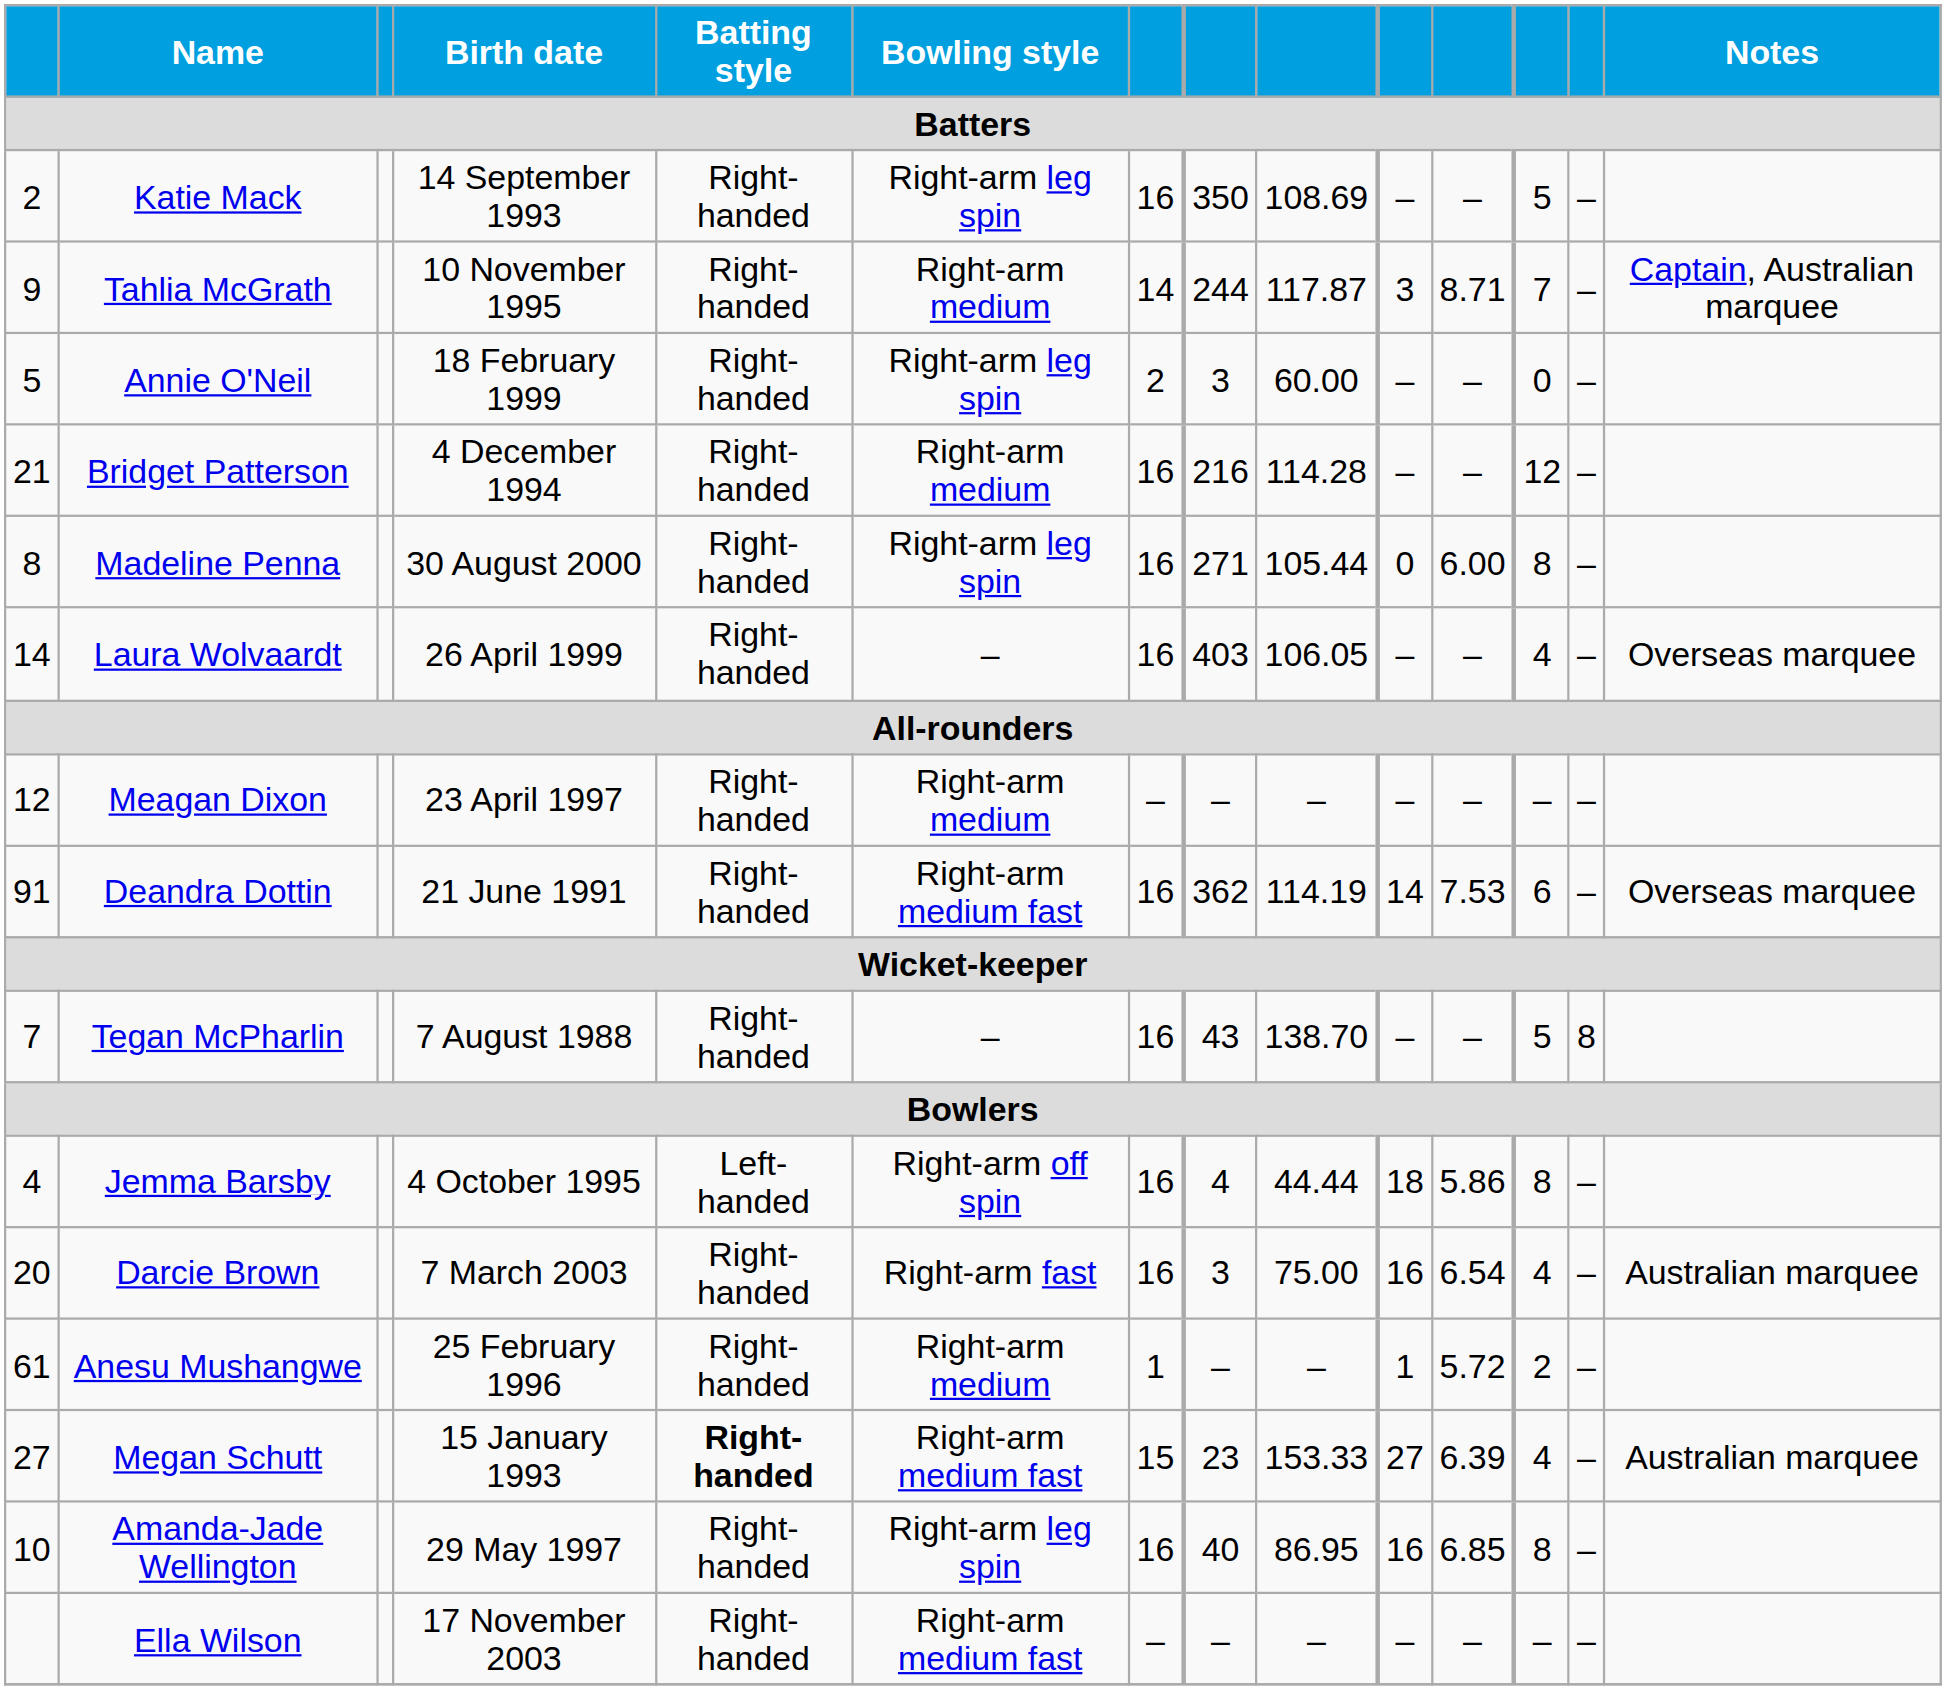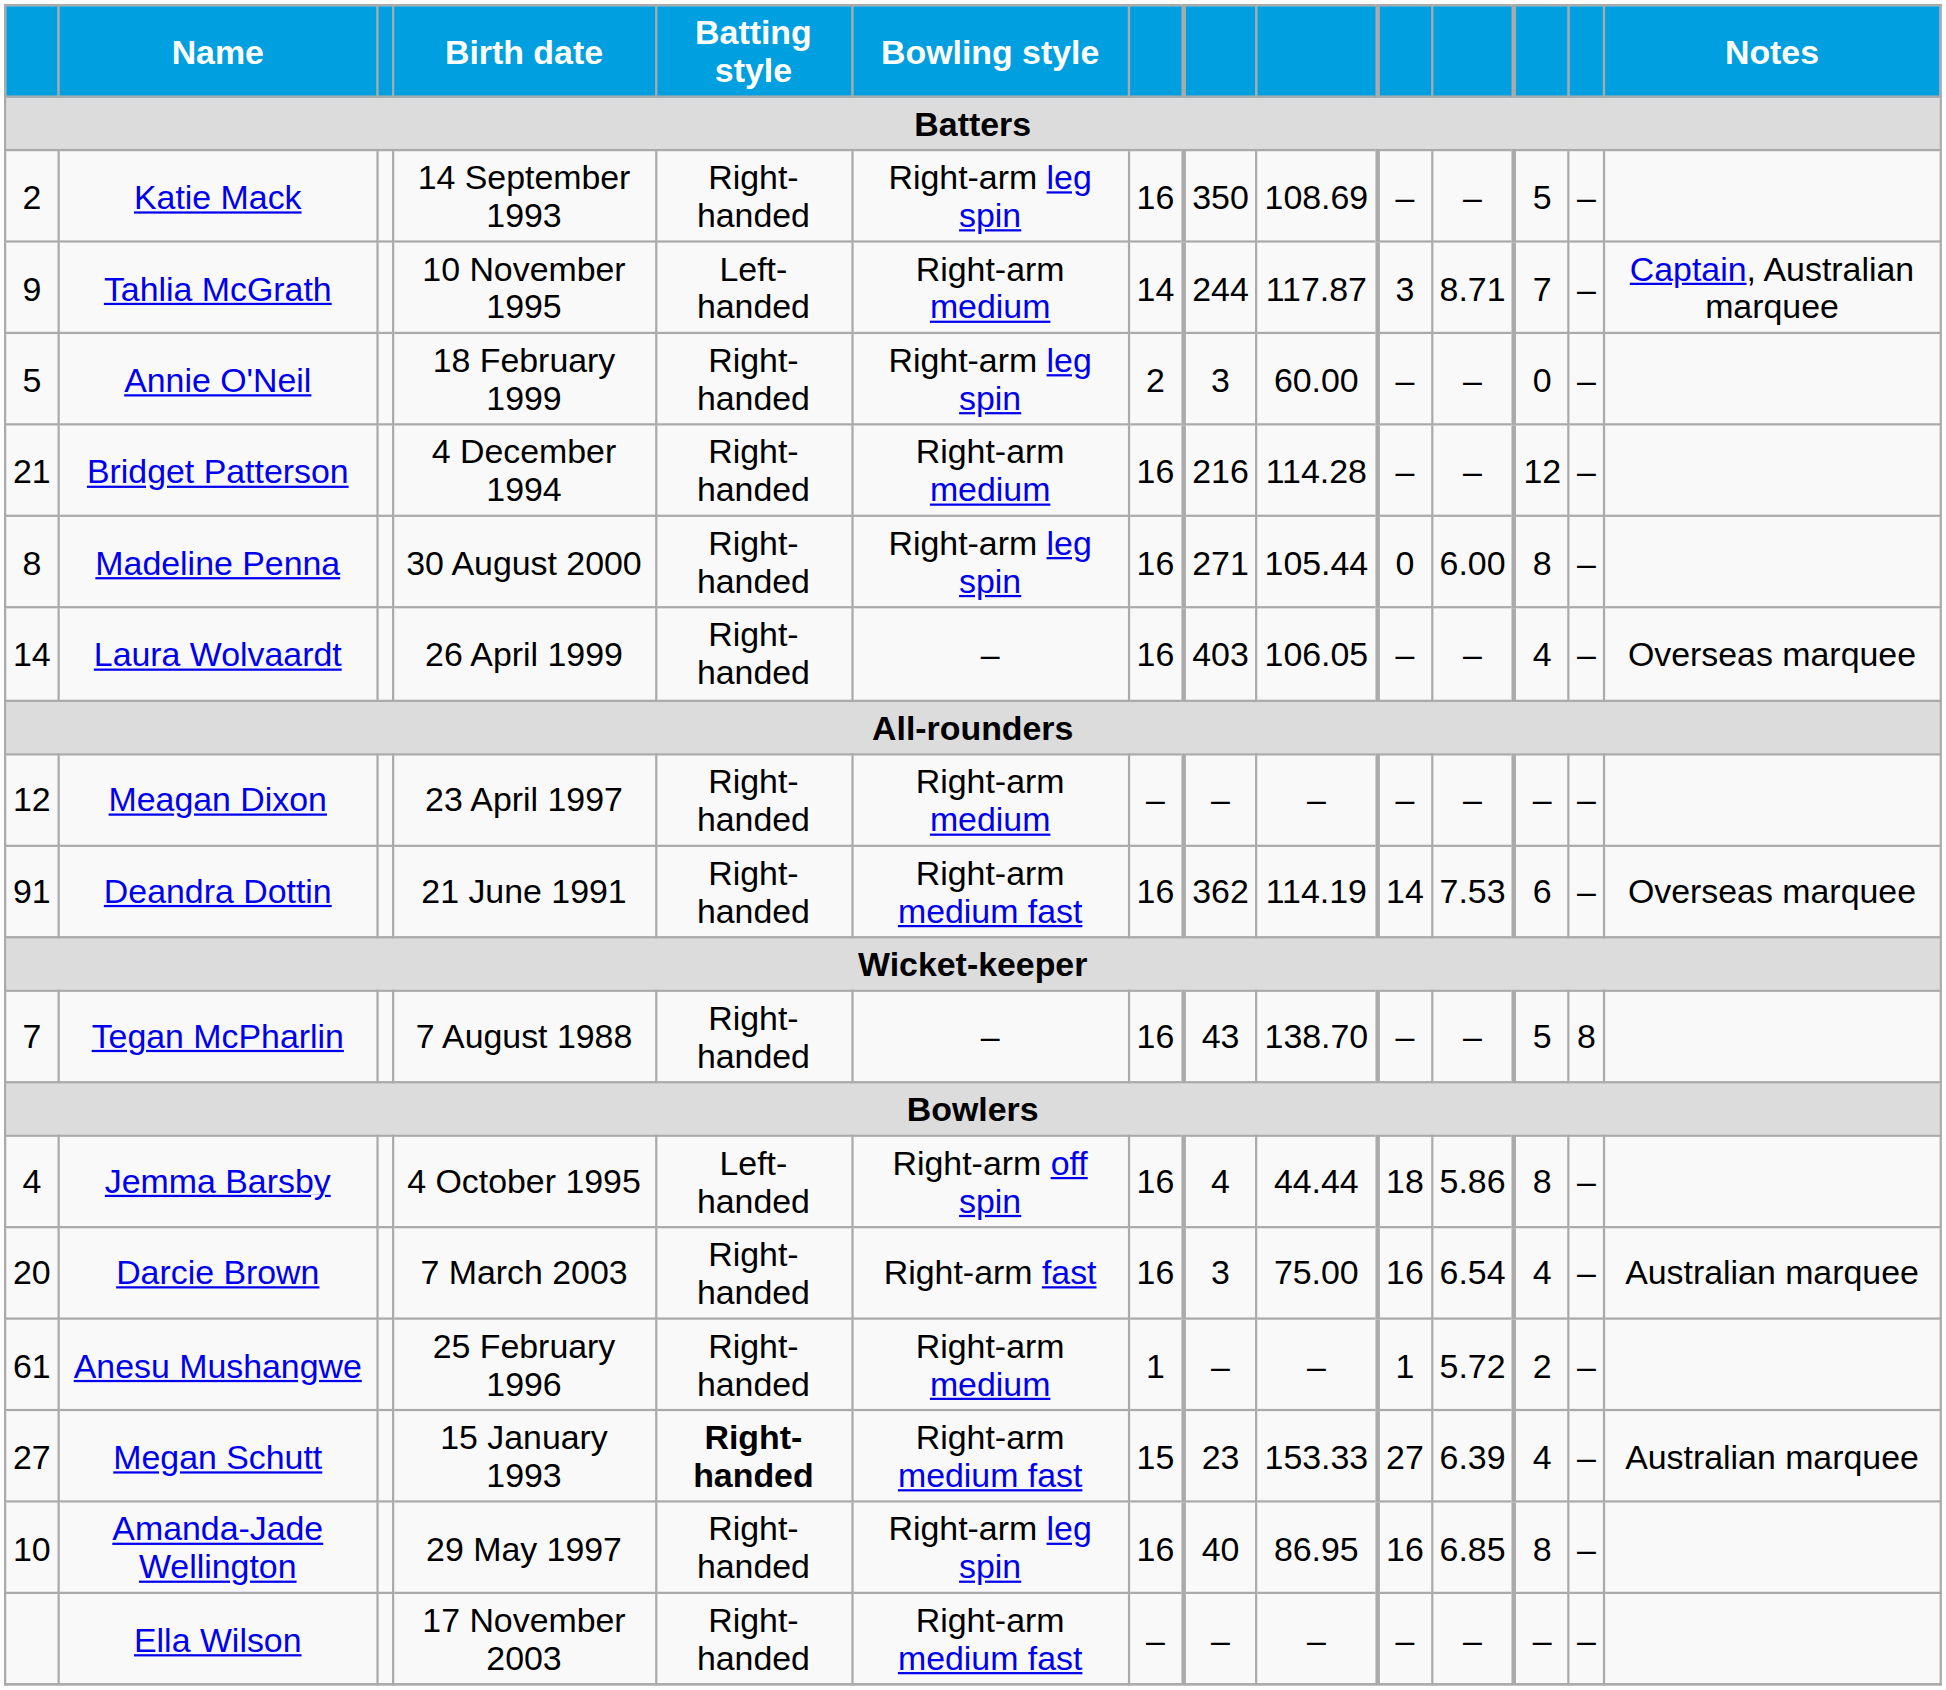(753, 288) Right-handed -> (753, 288) Left-handed
